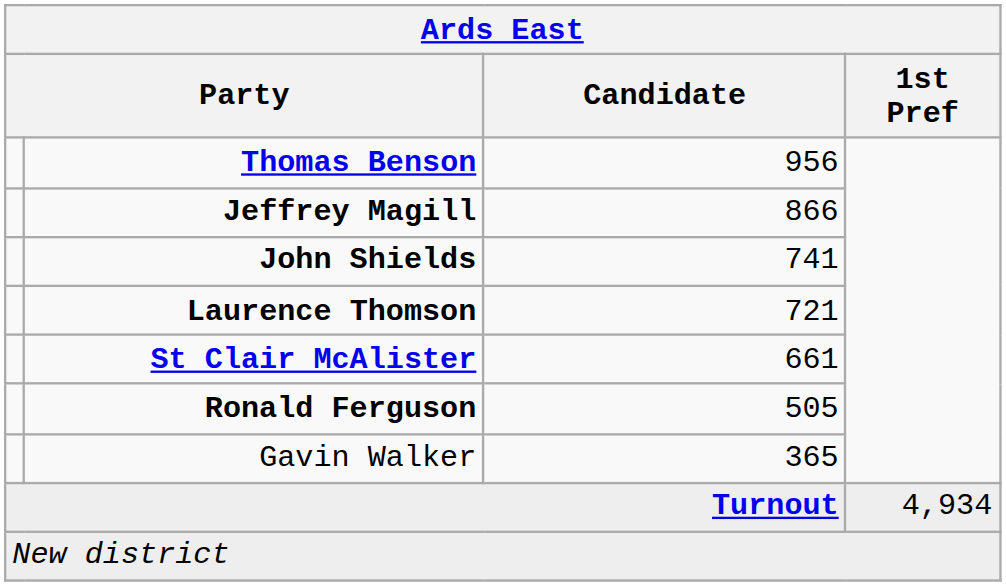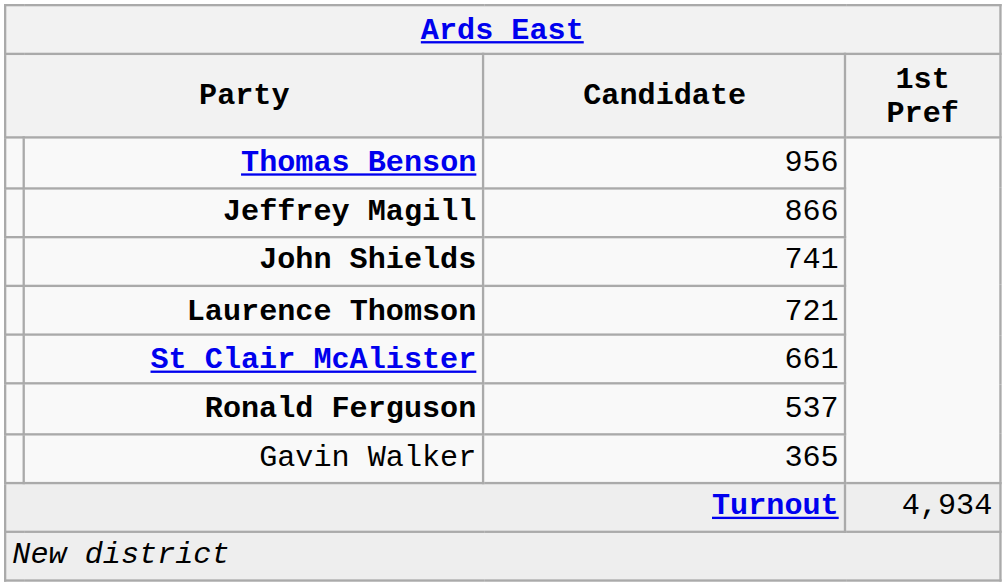(812, 409) 505 -> (812, 409) 537
